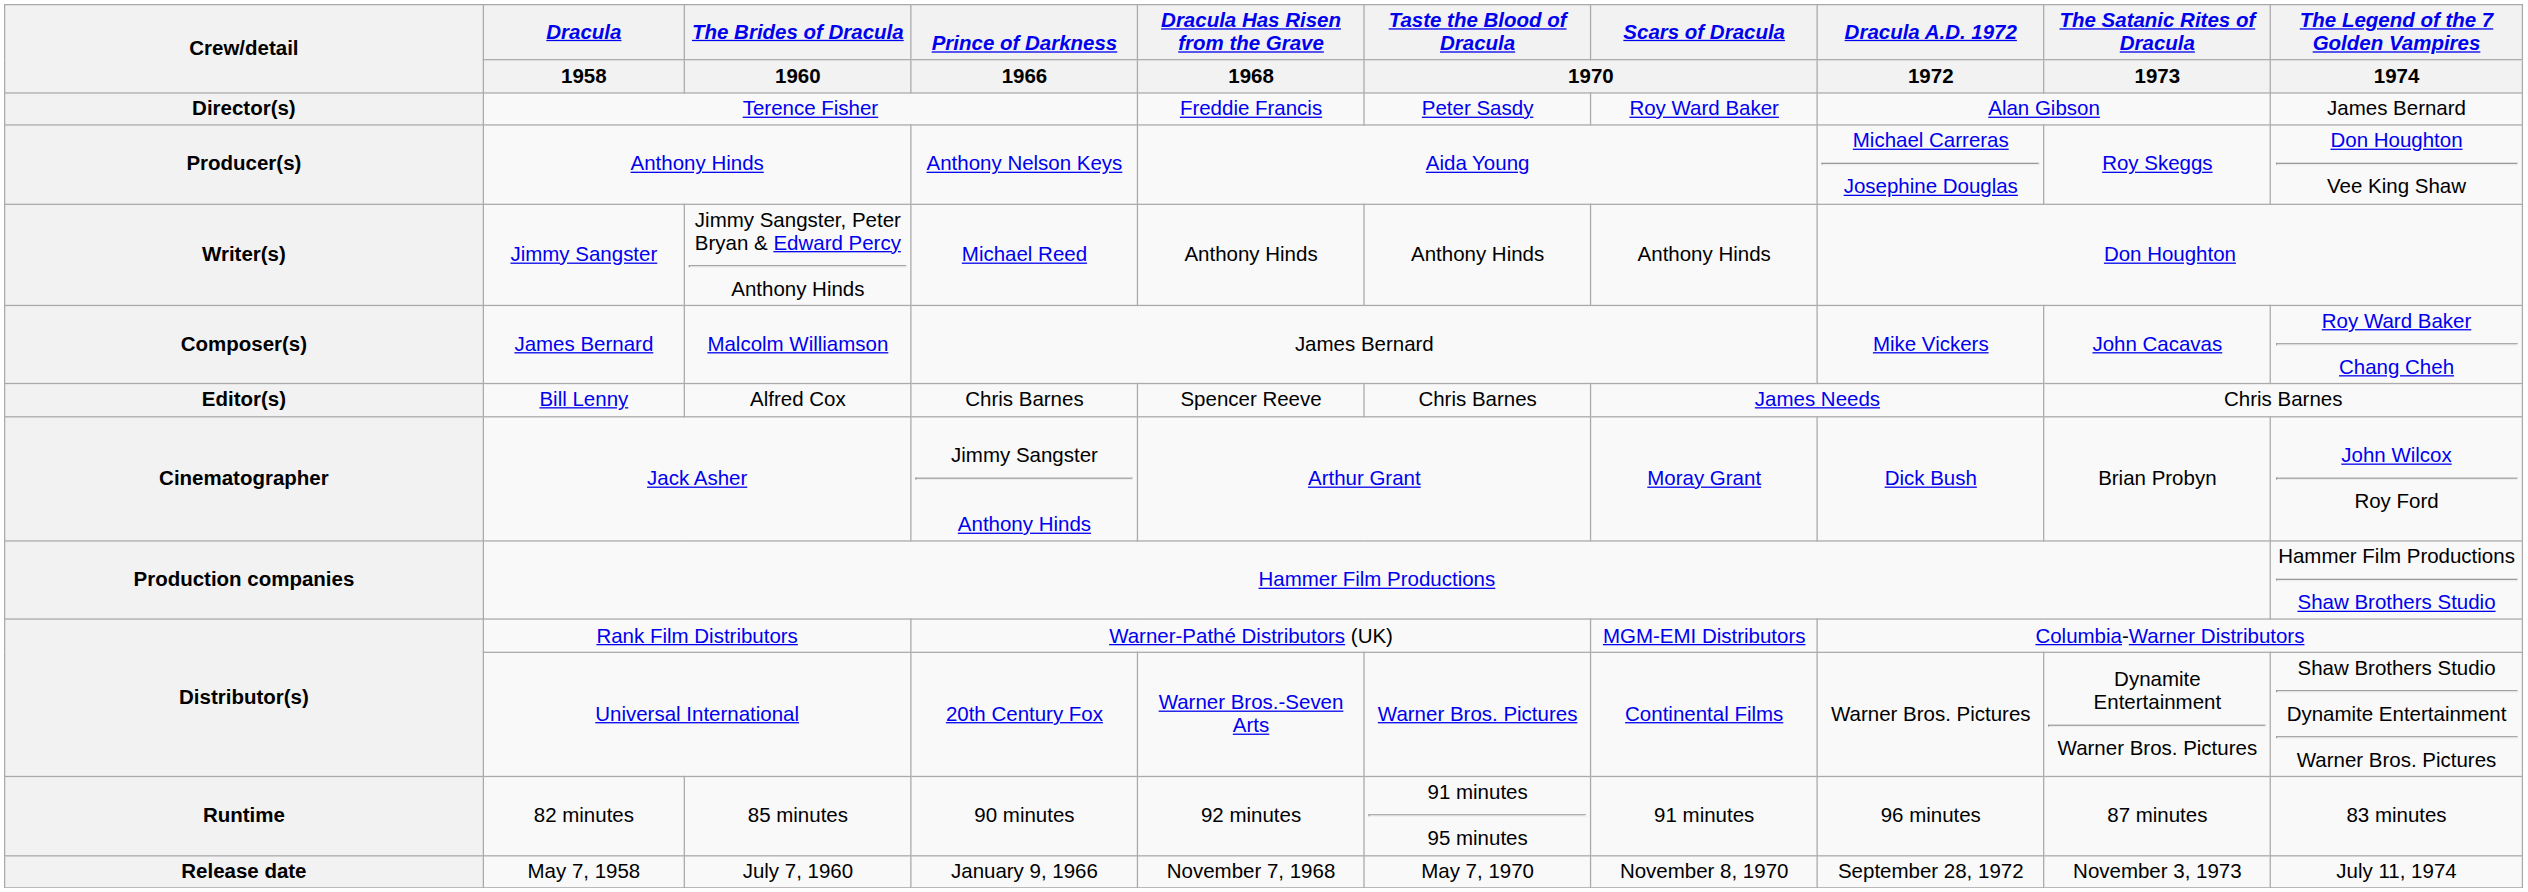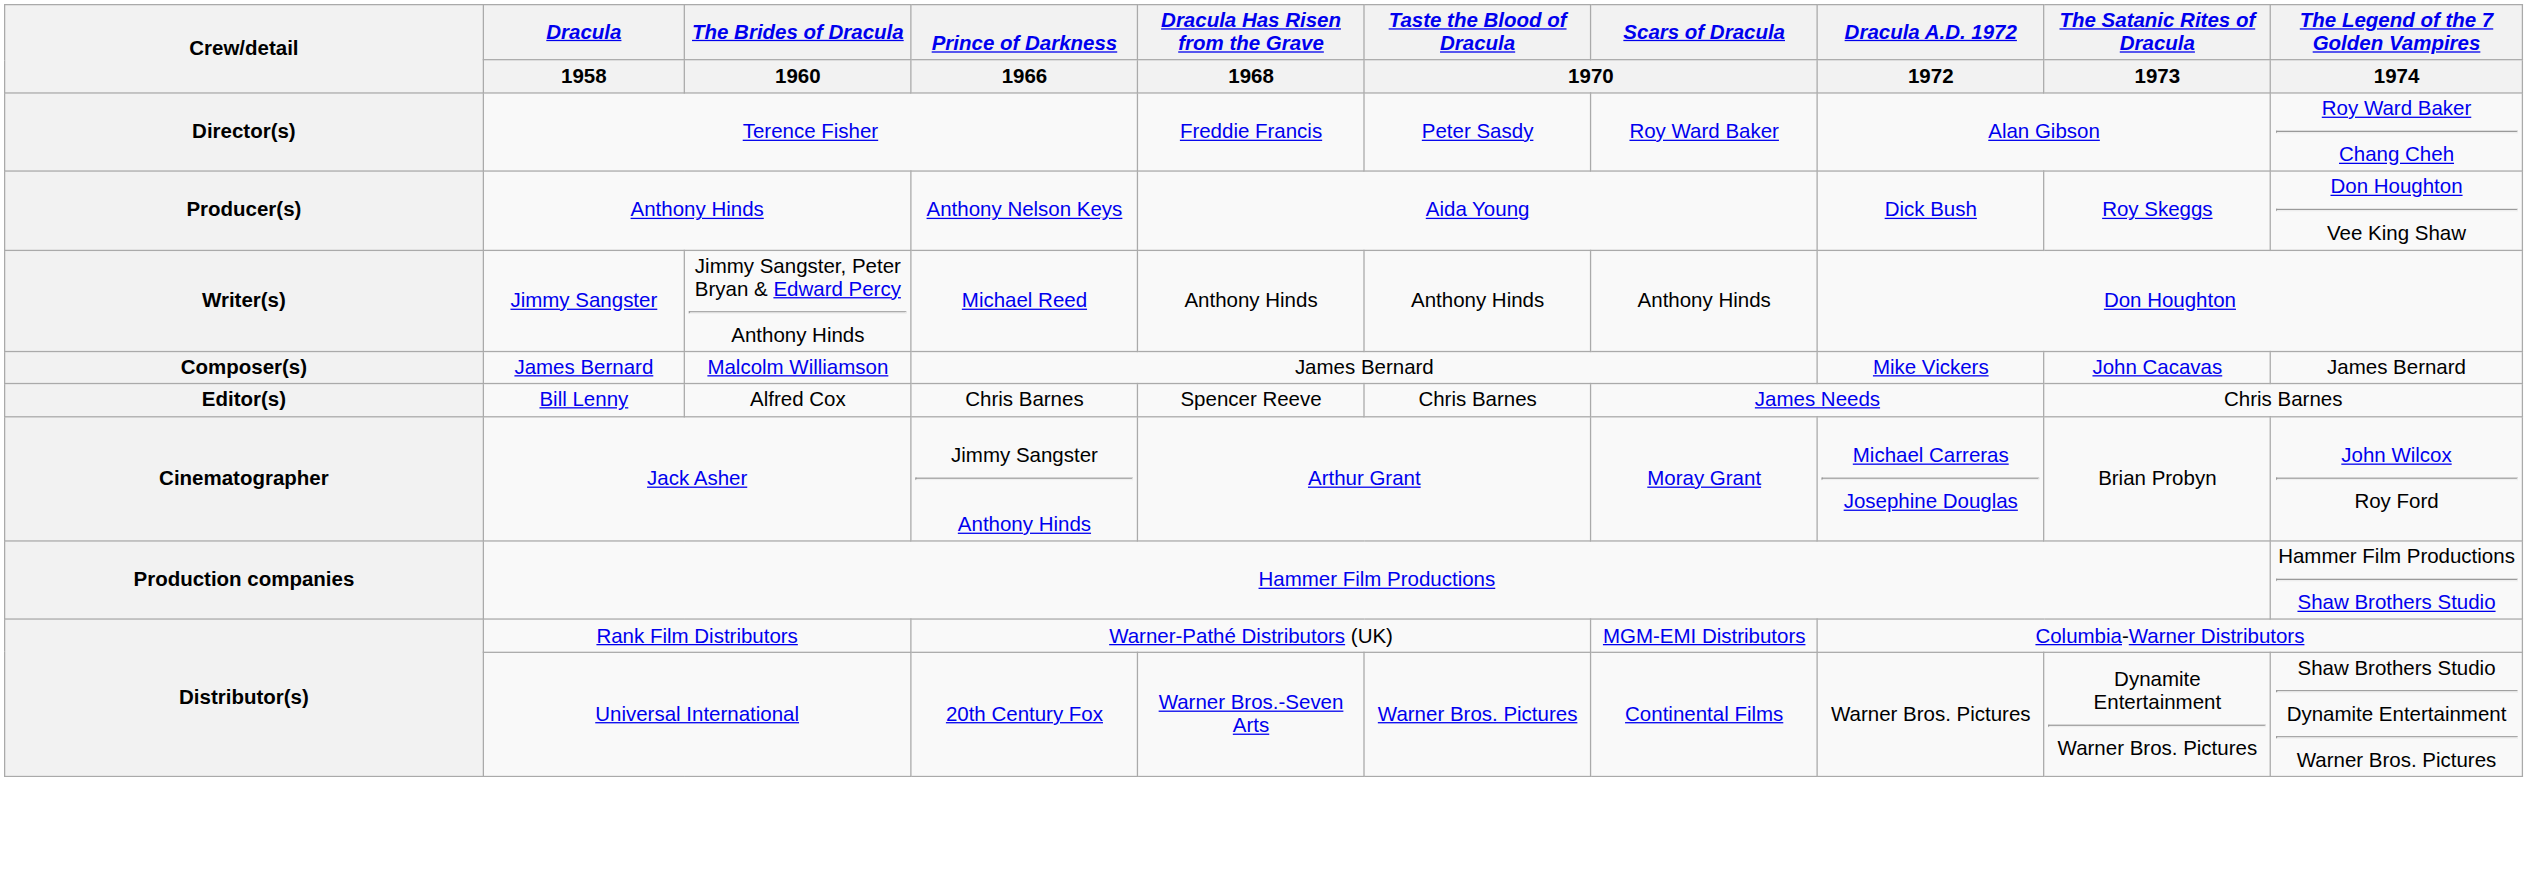(2397, 108) James Bernard -> (2397, 131) Roy Ward Baker Chang Cheh
(1931, 164) Michael Carreras Josephine Douglas -> (1931, 210) Dick Bush
(2397, 344) Roy Ward Baker Chang Cheh -> (2397, 367) James Bernard
(1931, 478) Dick Bush -> (1931, 478) Michael Carreras Josephine Douglas
- row: (244, 815)
- row: (244, 871)
